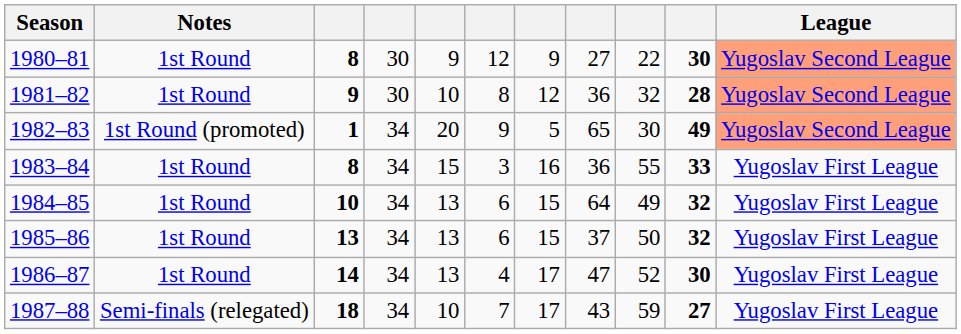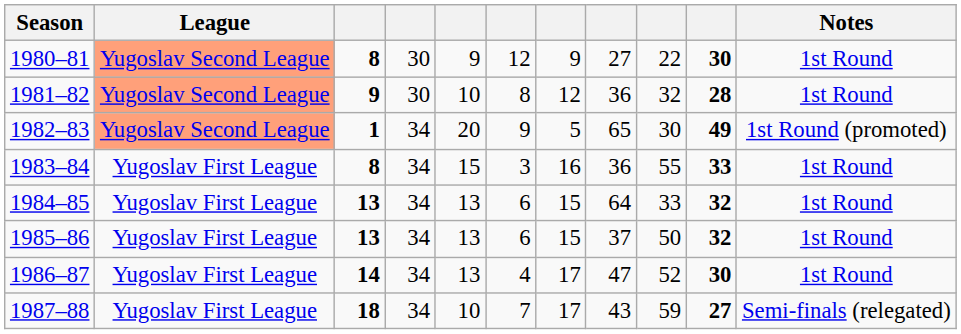columns swapped: (836, 22) <-> (204, 22)
(348, 202) 10 -> (368, 202) 13
(649, 202) 49 -> (670, 202) 33
